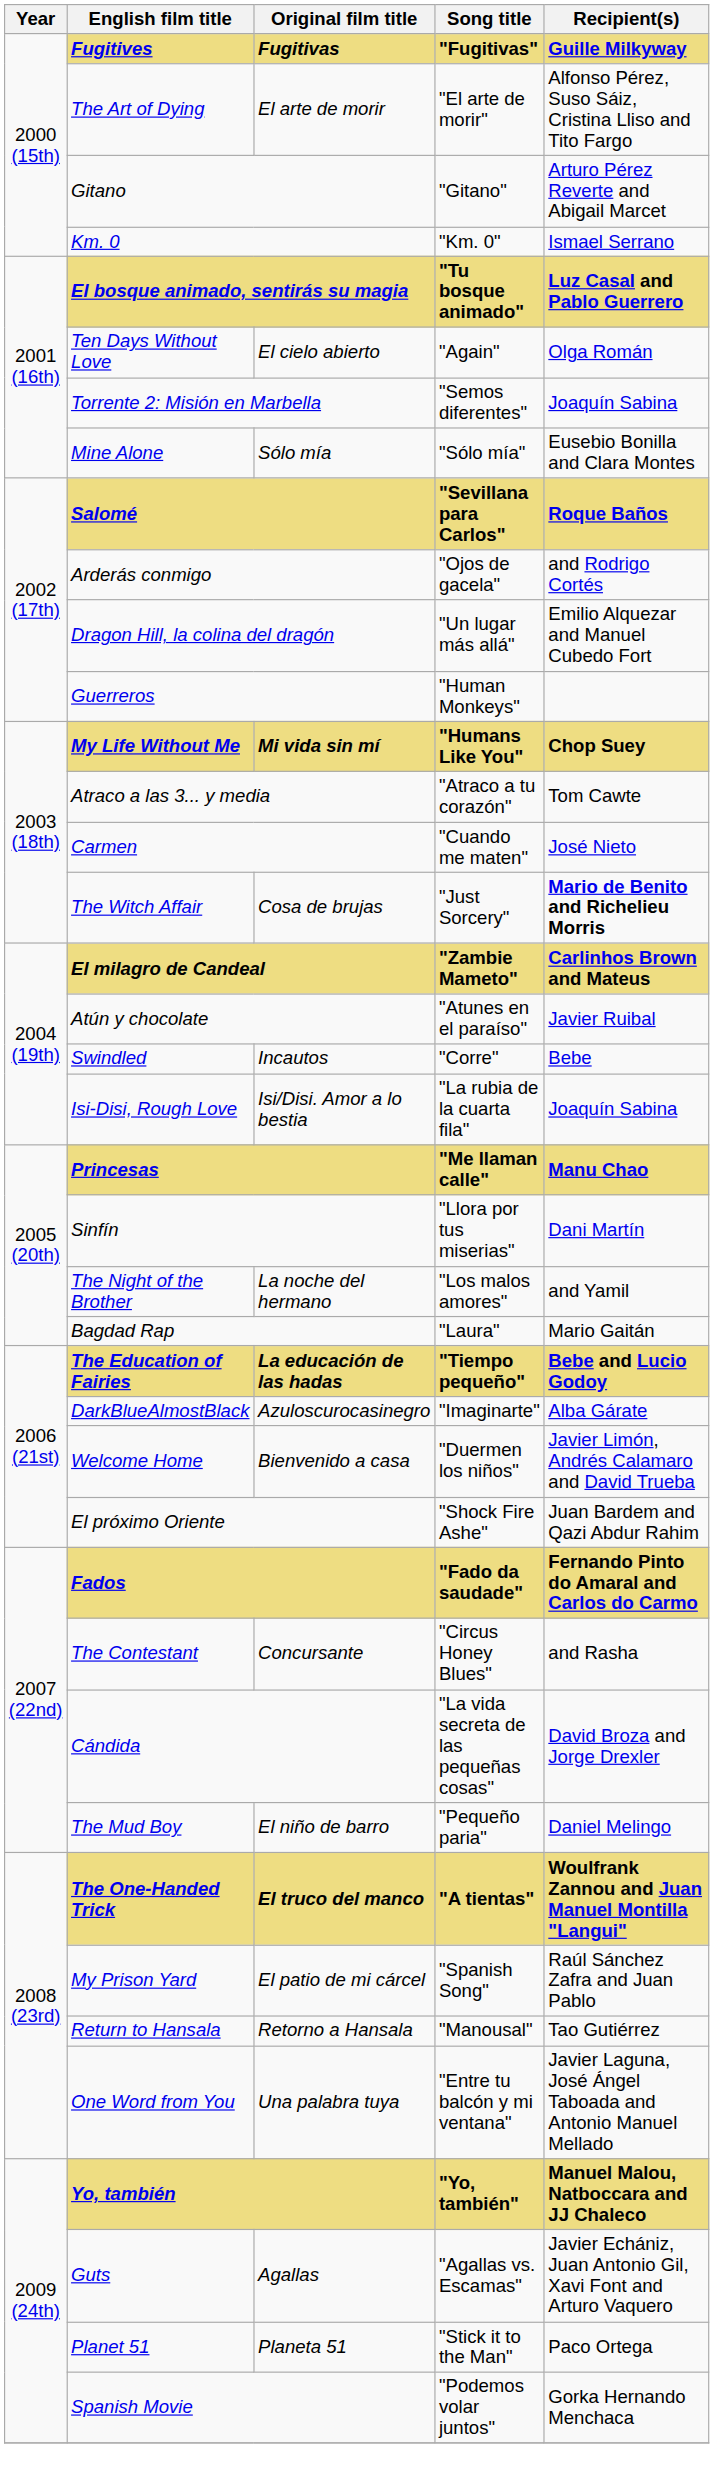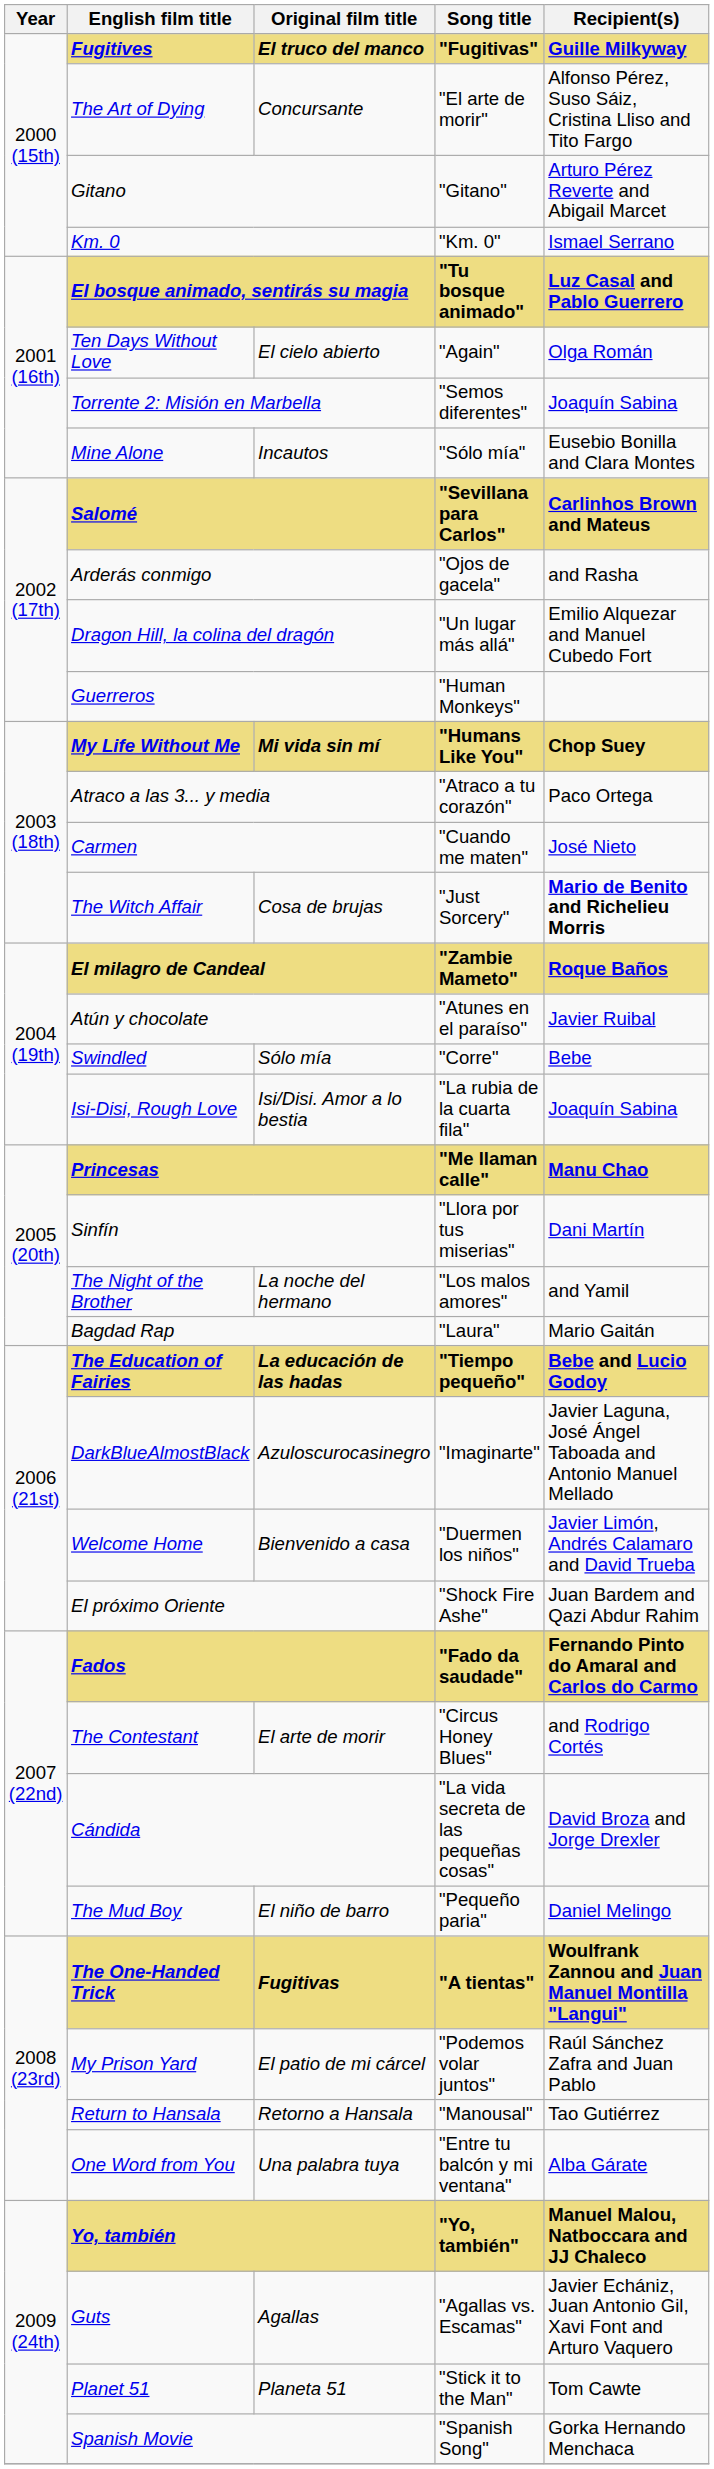(299, 48) Fugitivas -> (341, 48) El truco del manco
(321, 109) El arte de morir -> (311, 109) Concursante
(295, 453) Sólo mía -> (293, 453) Incautos
(608, 513) Roque Baños -> (623, 513) Carlinhos Brown and Mateus
(599, 574) and Rodrigo Cortés -> (593, 574) and Rasha
(595, 796) Tom Cawte -> (600, 796) Paco Ortega
(623, 968) Carlinhos Brown and Mateus -> (608, 968) Roque Baños
(293, 1058) Incautos -> (295, 1058) Sólo mía
(598, 1410) Alba Gárate -> (613, 1452) Javier Laguna, José Ángel Taboada and Antonio Manuel Mellado
(311, 1653) Concursante -> (321, 1737) El arte de morir
(593, 1653) and Rasha -> (599, 1737) and Rodrigo Cortés
(341, 1898) El truco del manco -> (299, 1982) Fugitivas
(476, 1980) "Spanish Song" -> (481, 2064) "Podemos volar juntos"
(613, 2101) Javier Laguna, José Ángel Taboada and Antonio Manuel Mellado -> (598, 2164) Alba Gárate
(600, 2346) Paco Ortega -> (595, 2388) Tom Cawte
(481, 2407) "Podemos volar juntos" -> (476, 2438) "Spanish Song"
